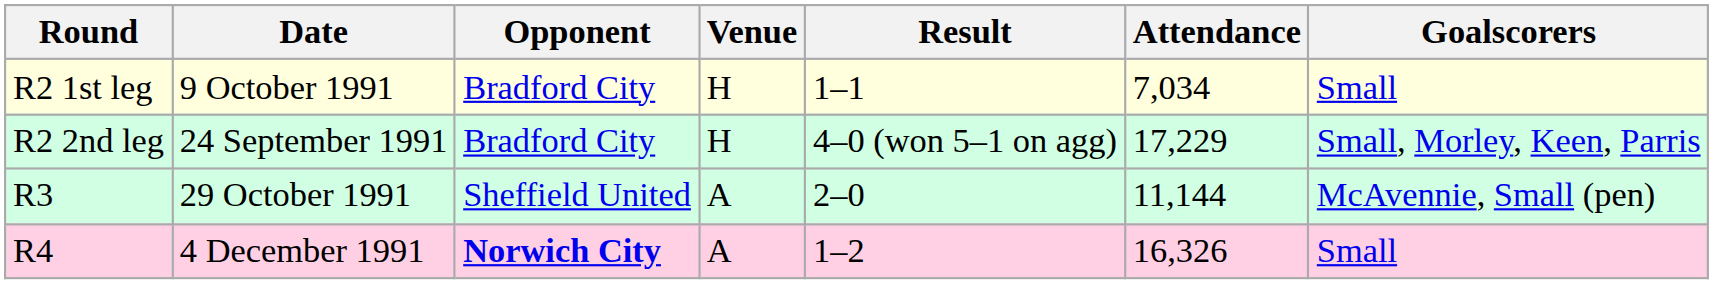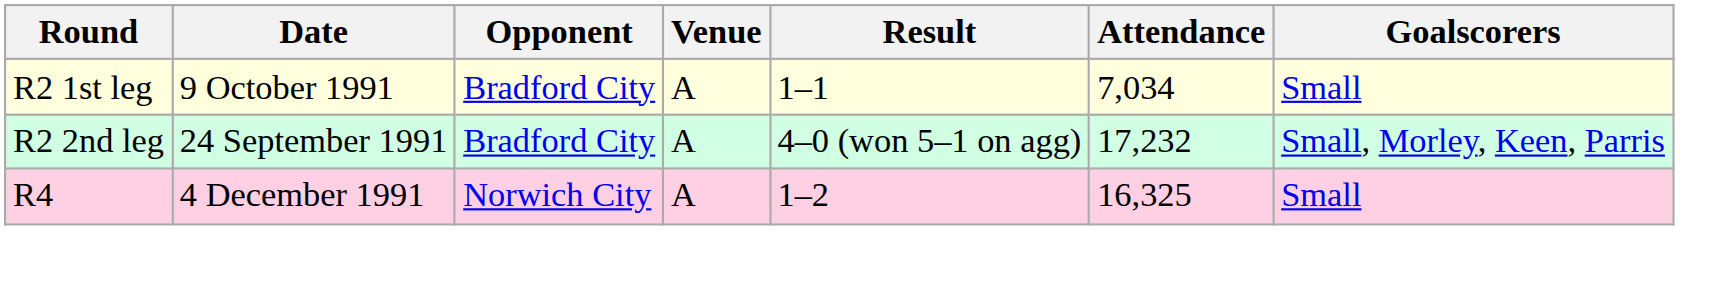(719, 86) H -> (684, 86) A
(719, 140) H -> (684, 140) A
(1180, 140) 17,229 -> (1144, 140) 17,232
- row: (33, 195)
(562, 250) bold -> (557, 195) normal
(1180, 250) 16,326 -> (1144, 195) 16,325
